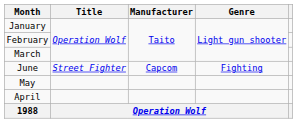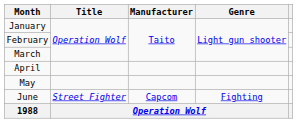rows swapped: (27, 97) <-> (27, 68)
